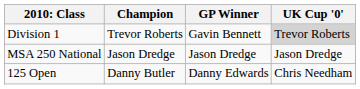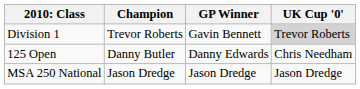rows swapped: (54, 53) <-> (32, 73)
